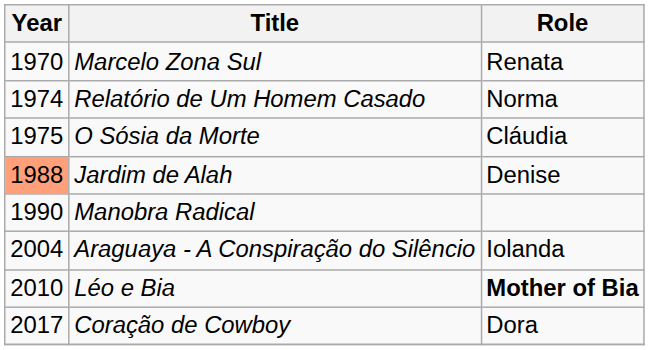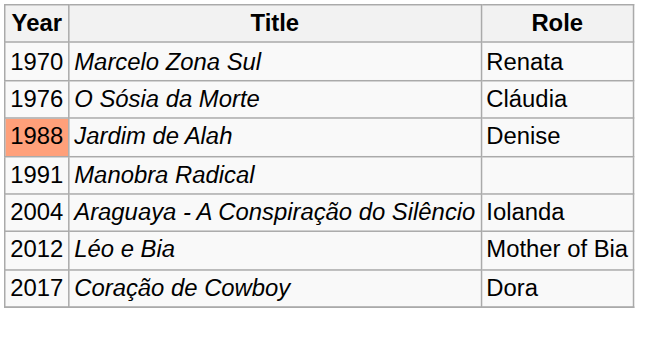- row: (250, 99)
(37, 136) 1975 -> (37, 99) 1976
(37, 212) 1990 -> (37, 174) 1991
(37, 288) 2010 -> (37, 250) 2012
(562, 288) bold -> (557, 250) normal
